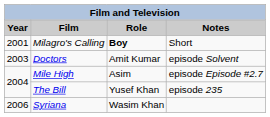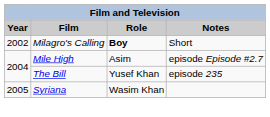(18, 43) 2001 -> (18, 43) 2002
- row: (50, 59)
(18, 105) 2006 -> (18, 90) 2005
